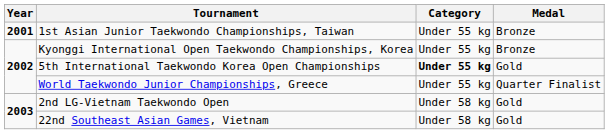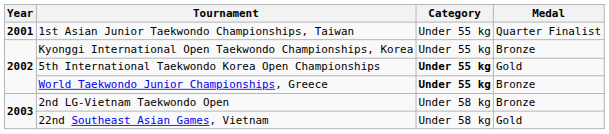(516, 31) Bronze -> (549, 31) Quarter Finalist
(455, 85) normal -> (455, 85) bold
(549, 85) Quarter Finalist -> (516, 85) Bronze
(509, 102) Gold -> (516, 102) Bronze
